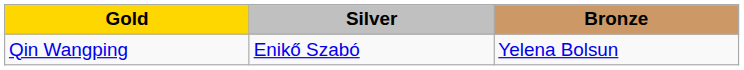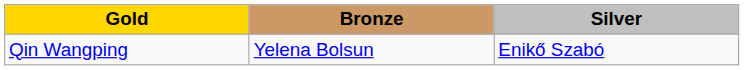columns swapped: (372, 19) <-> (616, 19)
